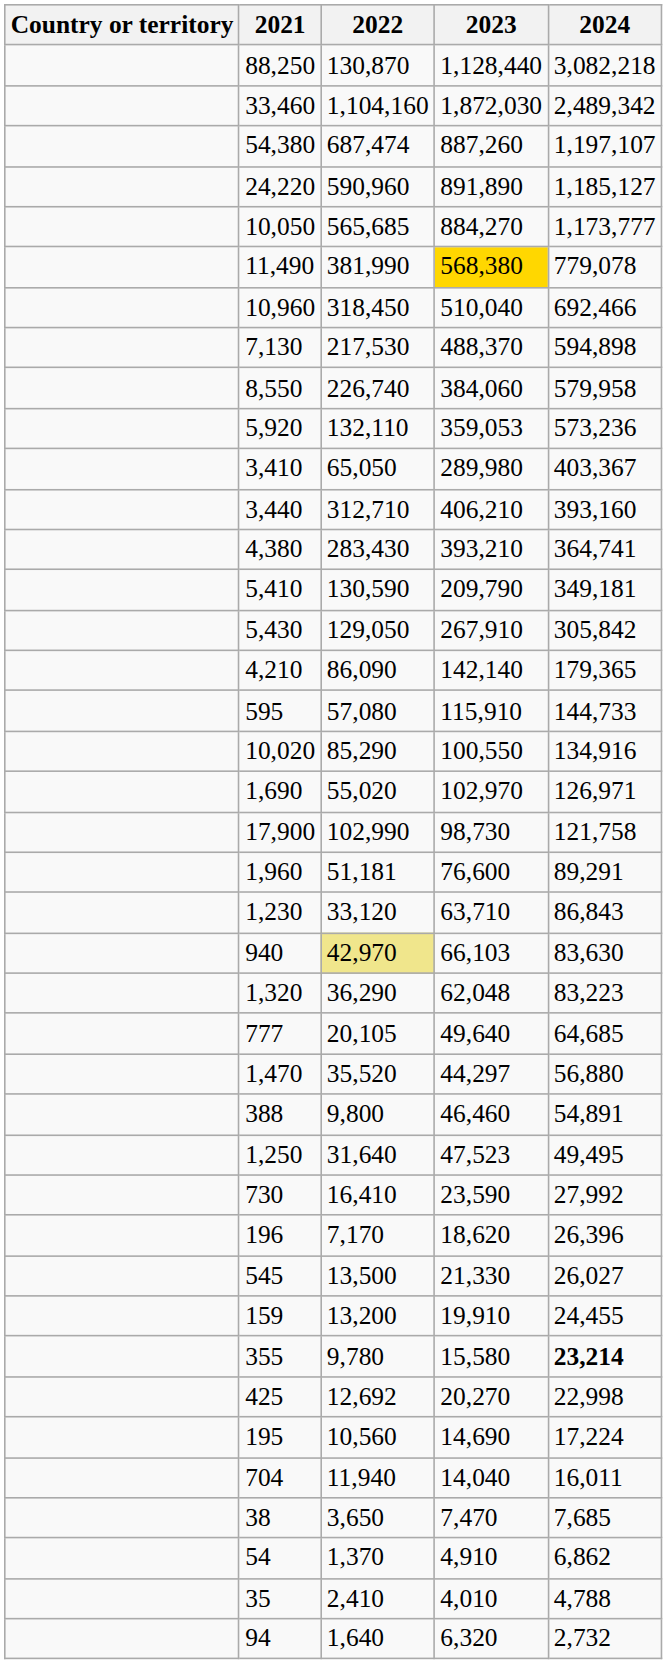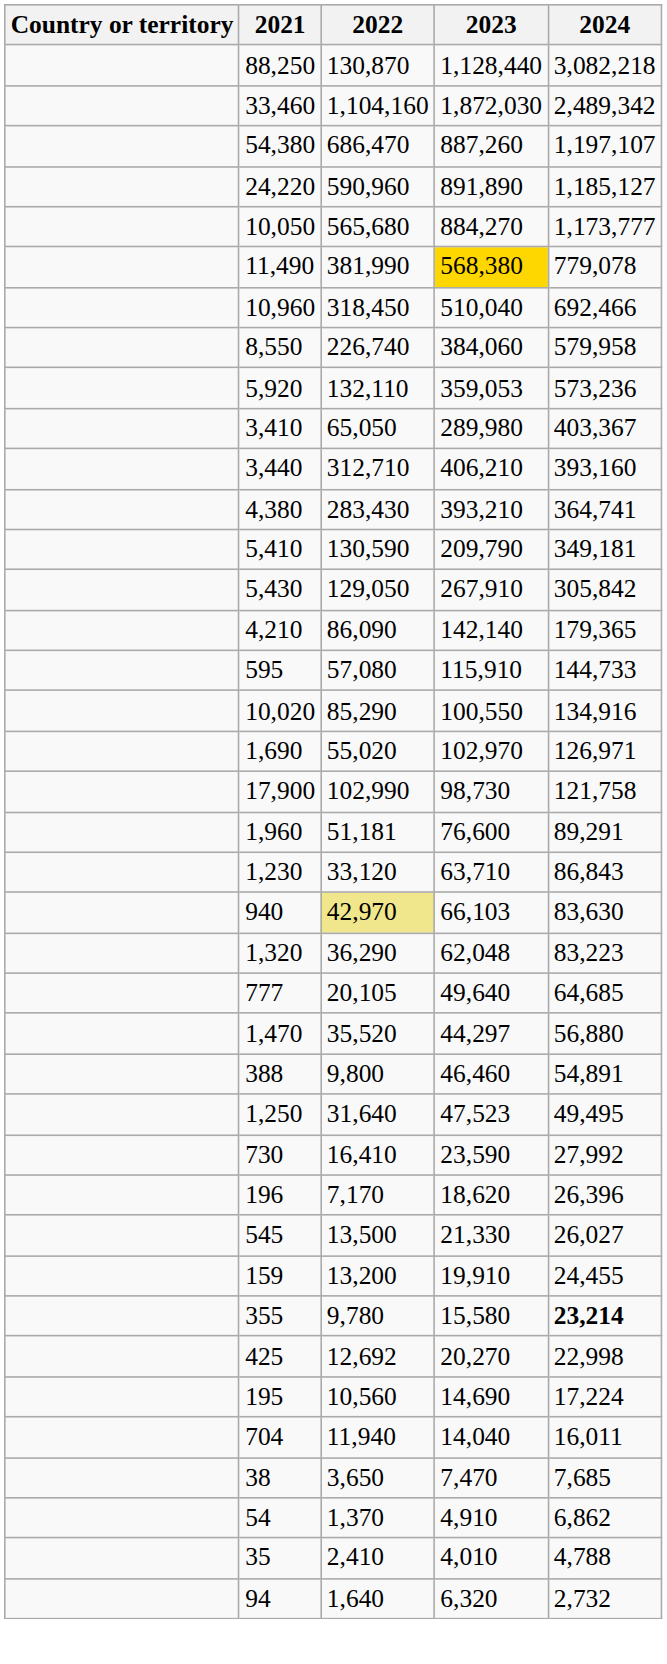(368, 145) 687,474 -> (368, 145) 686,470
(368, 226) 565,685 -> (368, 226) 565,680
- row: (274, 347)
